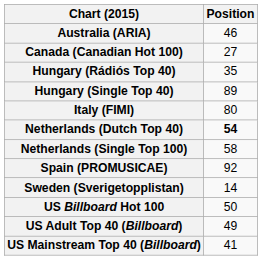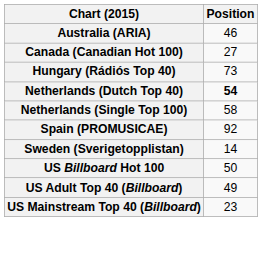(230, 71) 35 -> (230, 71) 73
- row: (104, 91)
- row: (104, 110)
(230, 245) 41 -> (230, 206) 23
